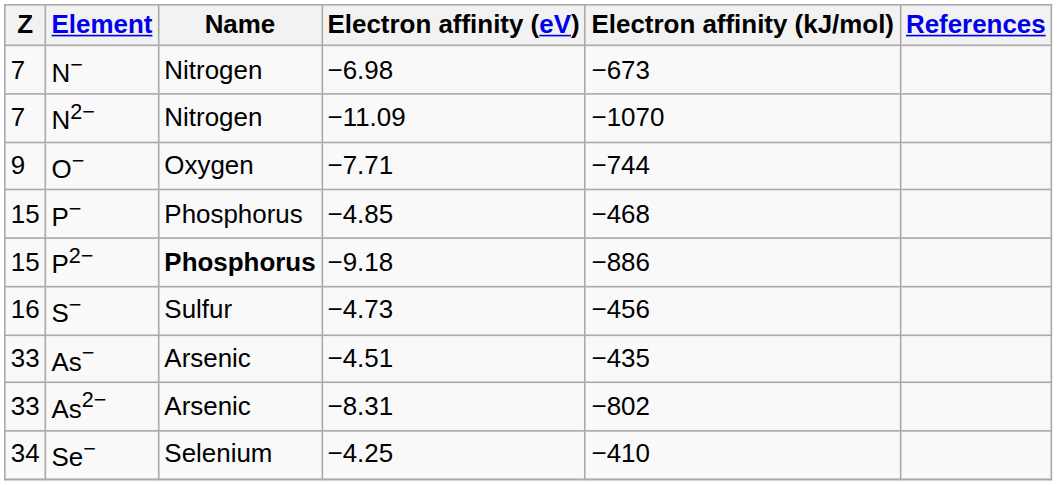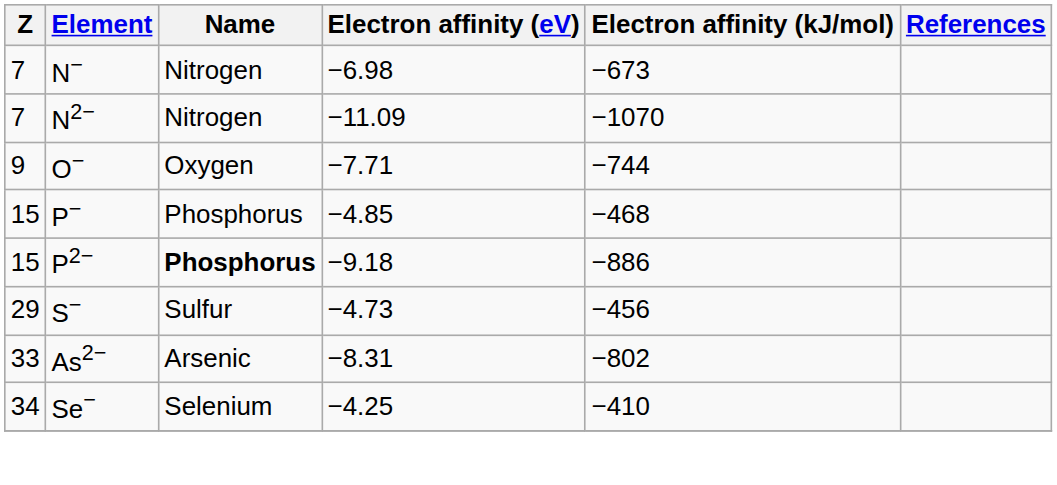(25, 310) 16 -> (25, 310) 29
- row: (73, 358)
